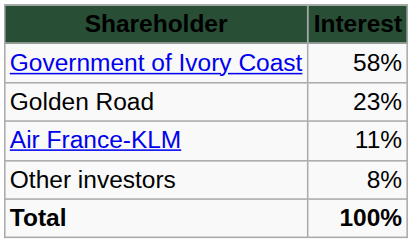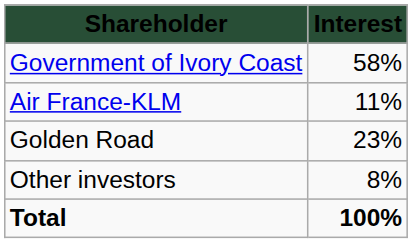rows swapped: (96, 140) <-> (82, 101)
